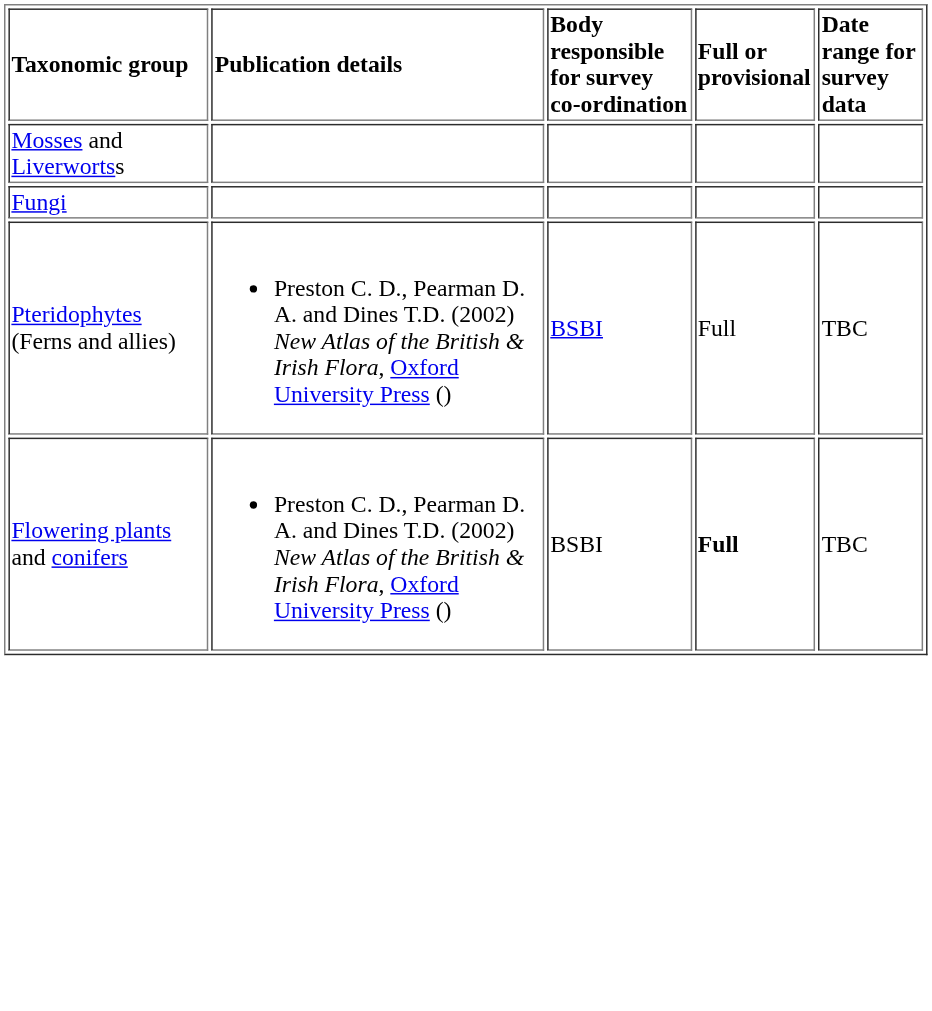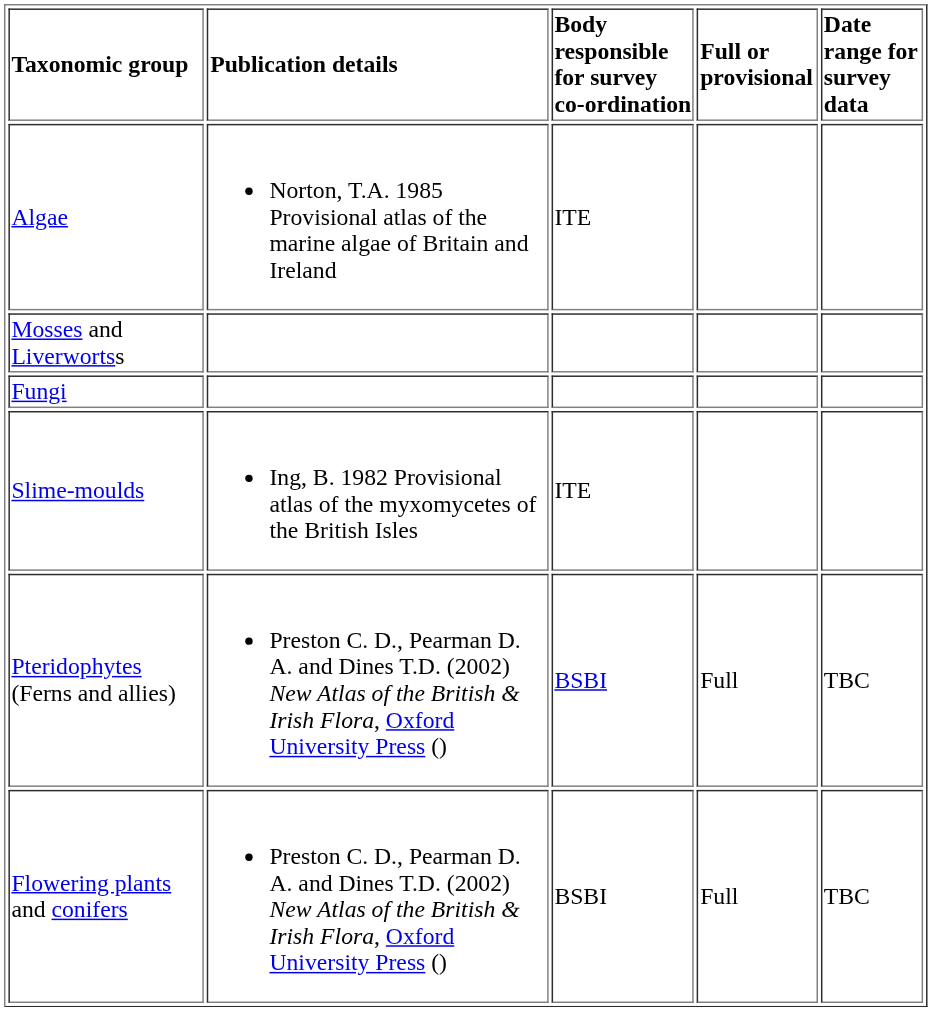+ row: (40, 216)
+ row: (78, 490)
(718, 543) bold -> (719, 896) normal
